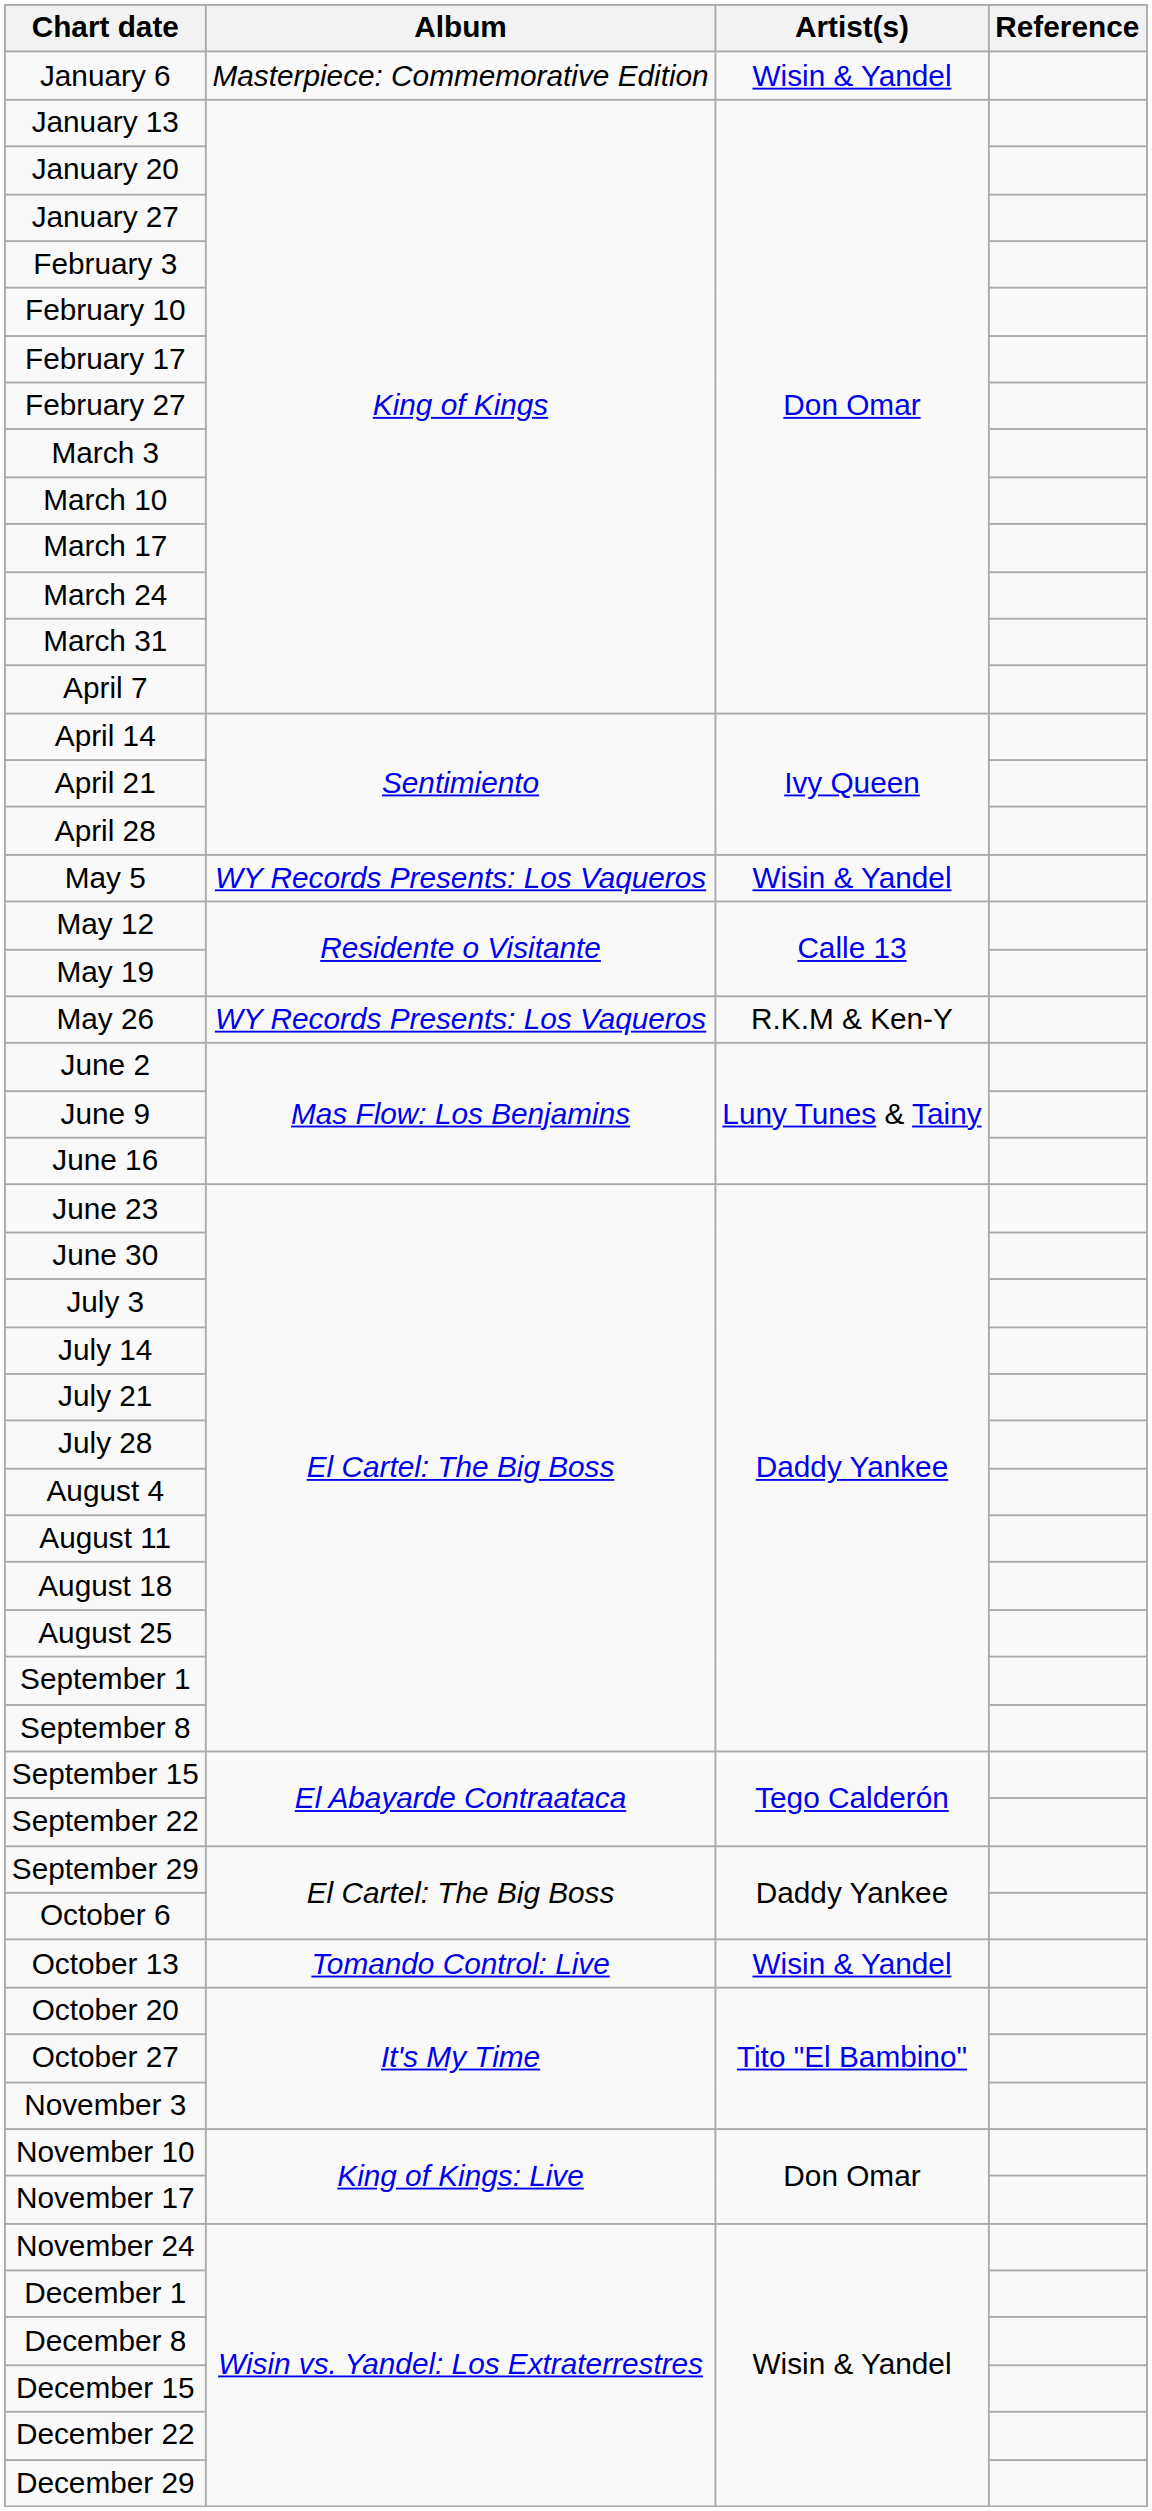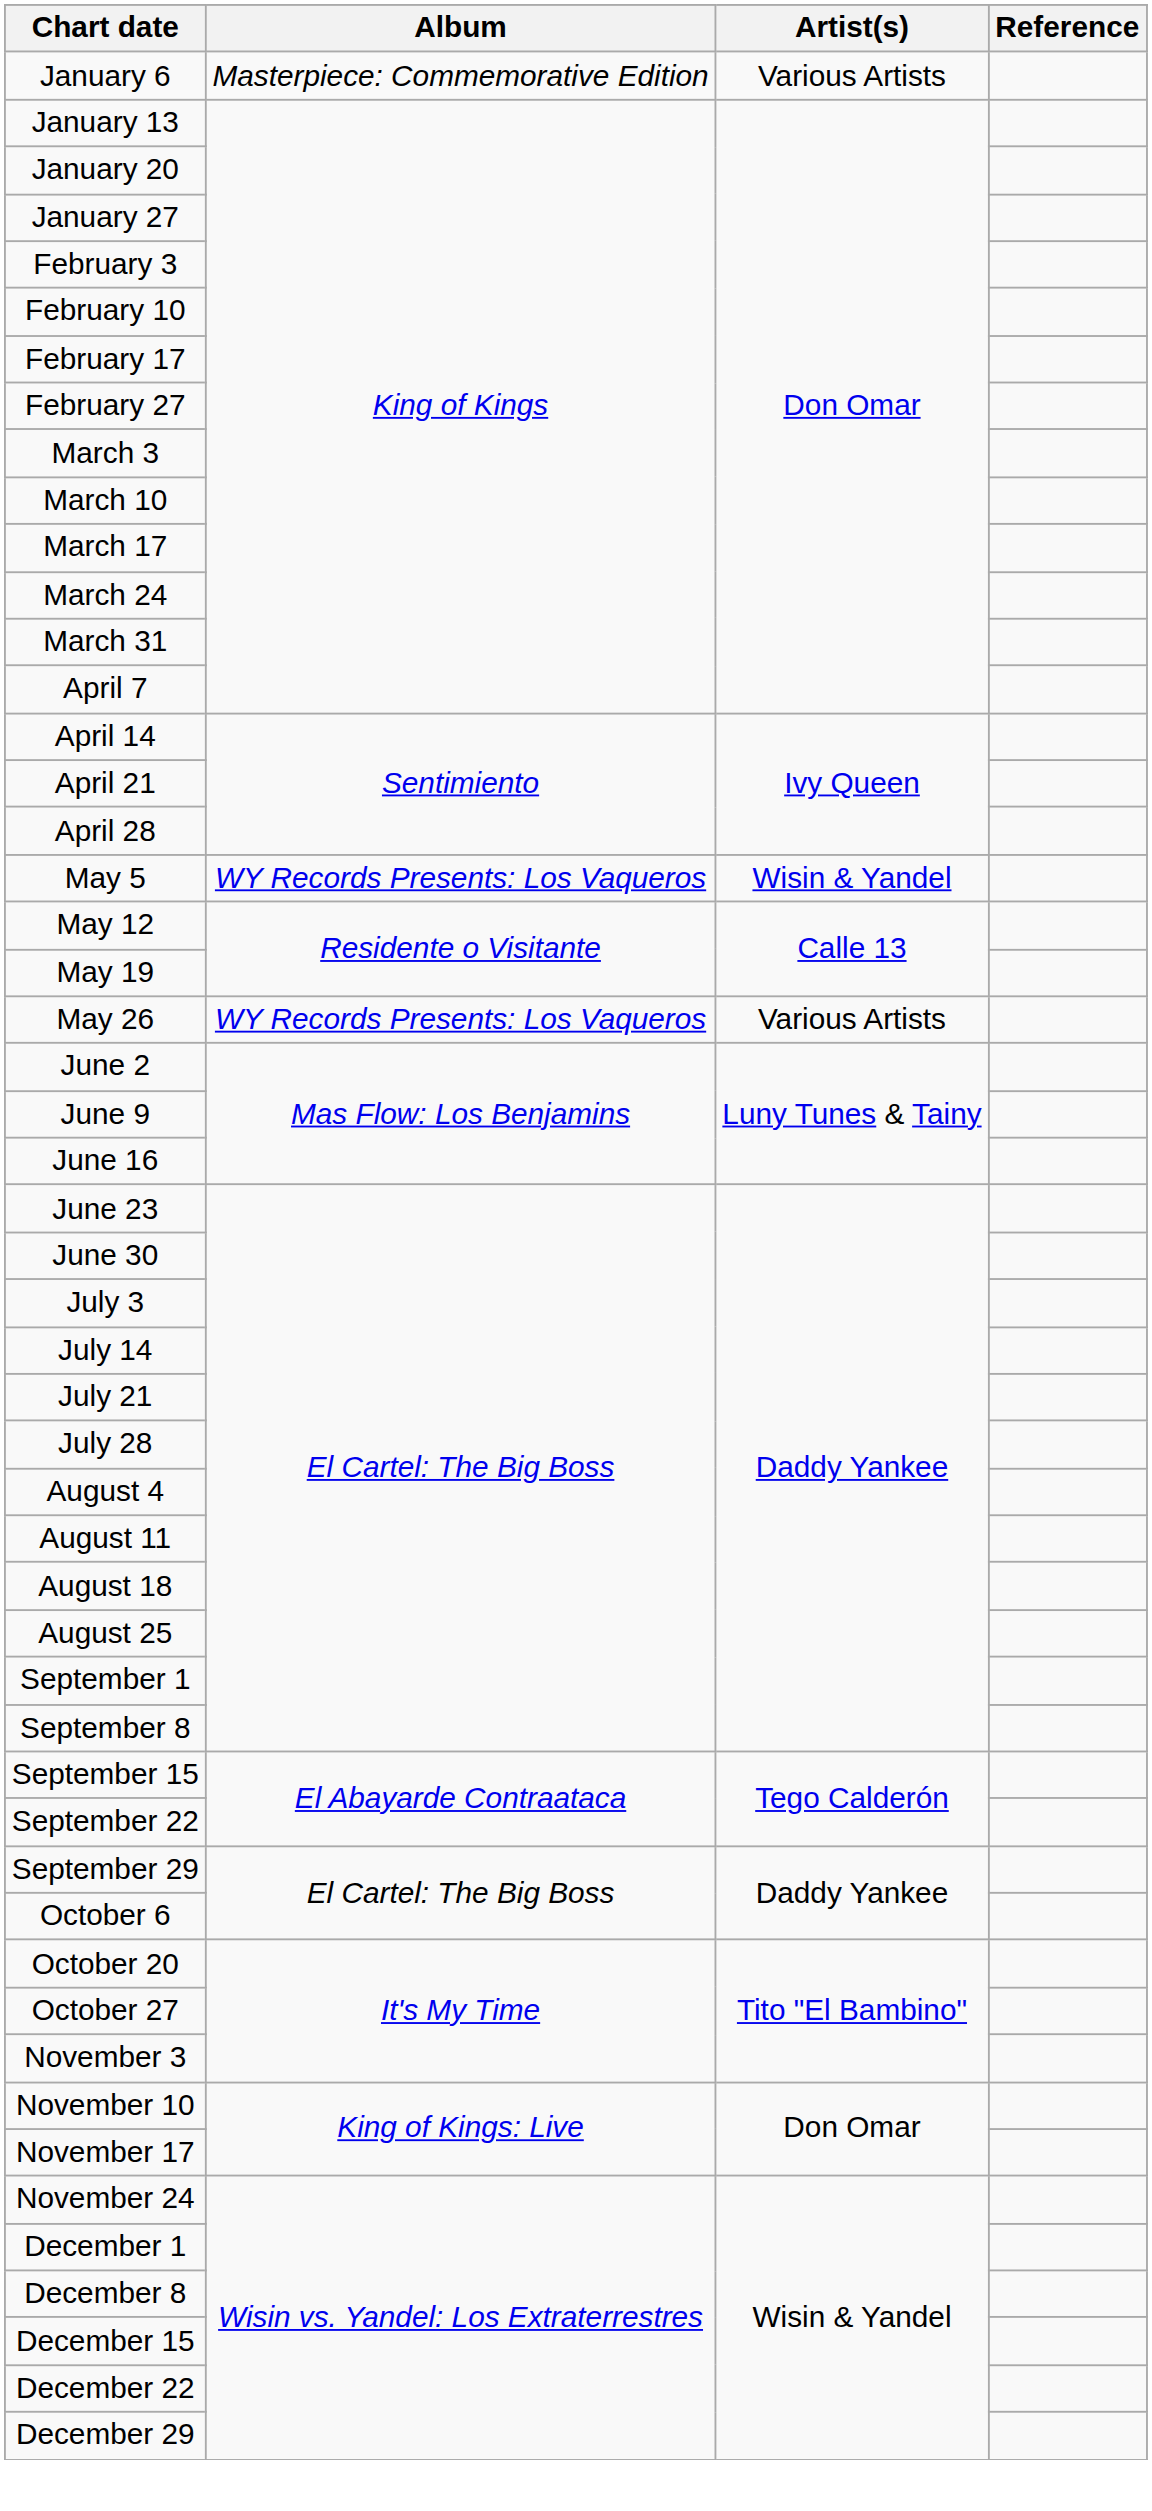(852, 75) Wisin & Yandel -> (852, 75) Various Artists
(852, 1019) R.K.M & Ken-Y -> (852, 1019) Various Artists
- row: (105, 1963)
